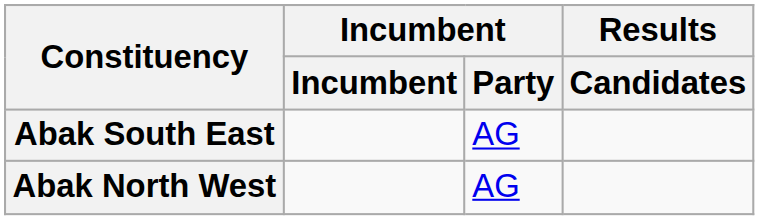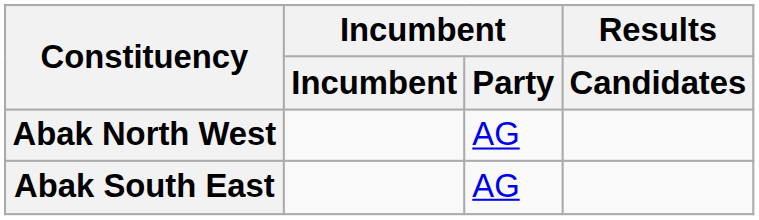rows swapped: (144, 134) <-> (144, 186)
